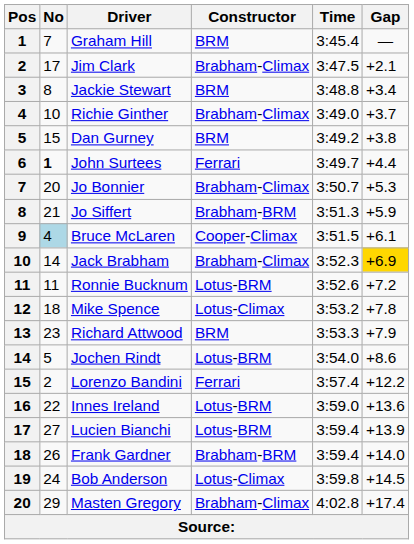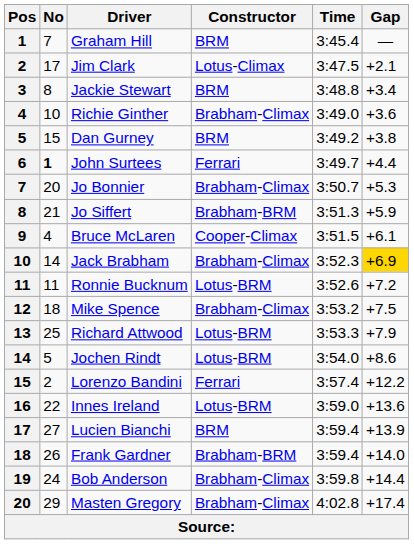(252, 65) Brabham-Climax -> (240, 65) Lotus-Climax
(381, 114) +3.7 -> (381, 114) +3.6
(48, 236) lightblue background -> (48, 236) no background
(240, 308) Lotus-Climax -> (252, 308) Brabham-Climax
(381, 308) +7.8 -> (381, 308) +7.5
(52, 333) 23 -> (52, 333) 25
(212, 333) BRM -> (233, 333) Lotus-BRM
(233, 430) Lotus-BRM -> (212, 430) BRM
(240, 479) Lotus-Climax -> (252, 479) Brabham-Climax
(385, 479) +14.5 -> (385, 479) +14.4
